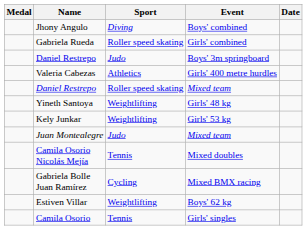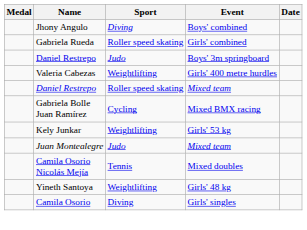(124, 73) Athletics -> (132, 73) Weightlifting
rows swapped: (64, 104) <-> (63, 181)
- row: (61, 202)
(120, 217) Tennis -> (120, 202) Diving
